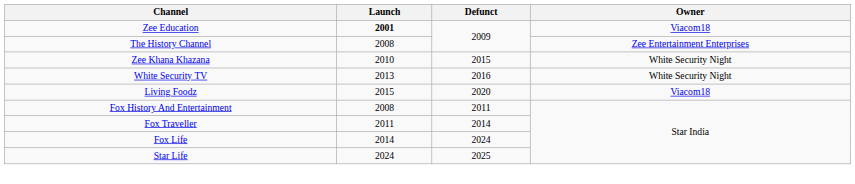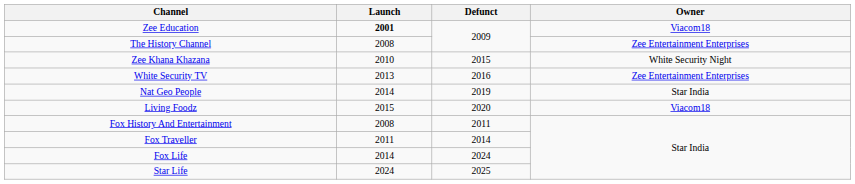(690, 76) White Security Night -> (690, 76) Zee Entertainment Enterprises
+ row: (171, 92)
